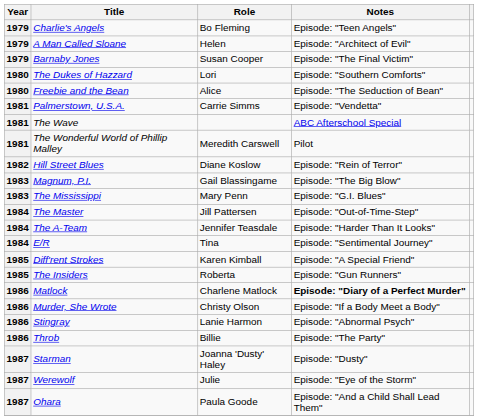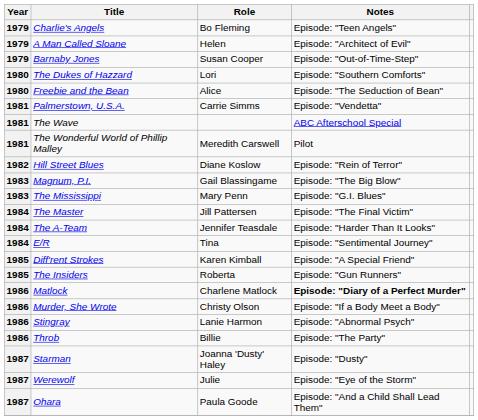(353, 59) Episode: "The Final Victim" -> (356, 59) Episode: "Out-of-Time-Step"
(356, 212) Episode: "Out-of-Time-Step" -> (353, 212) Episode: "The Final Victim"
